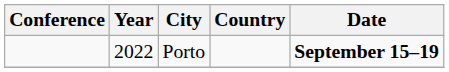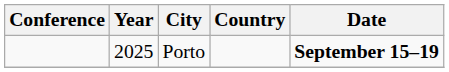(134, 51) 2022 -> (134, 51) 2025
